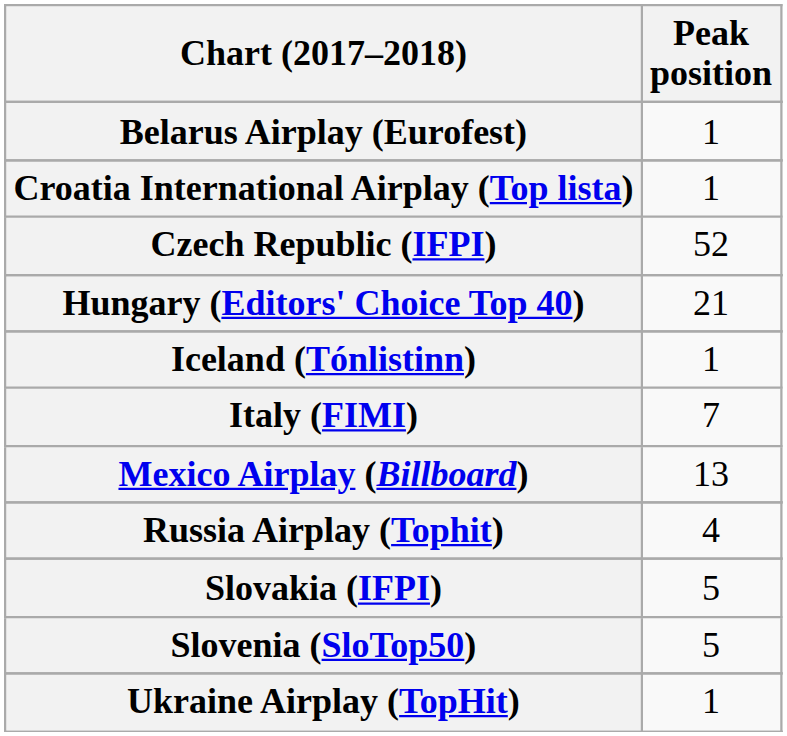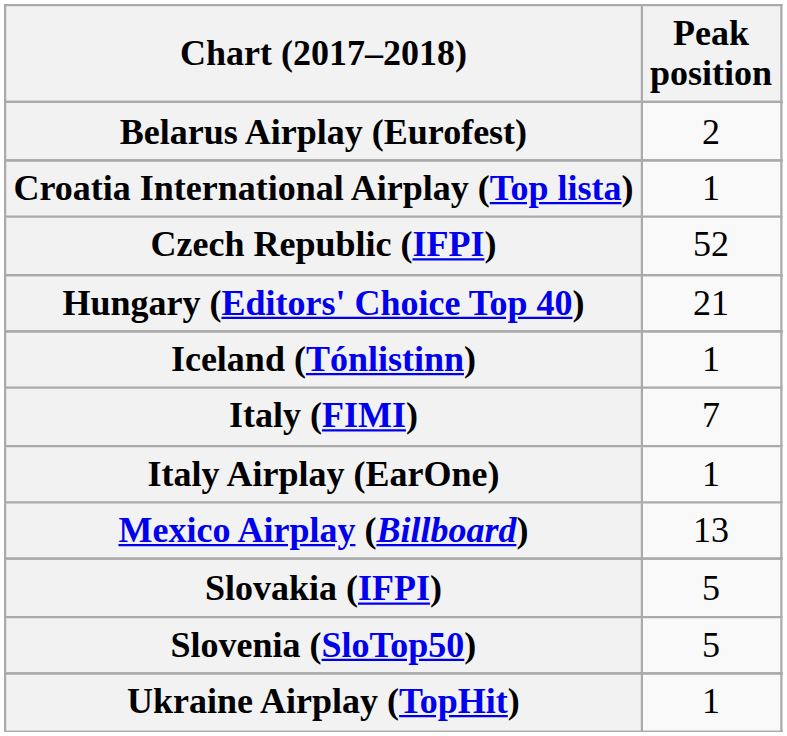(711, 130) 1 -> (711, 130) 2
+ row: (323, 473)
- row: (323, 530)
